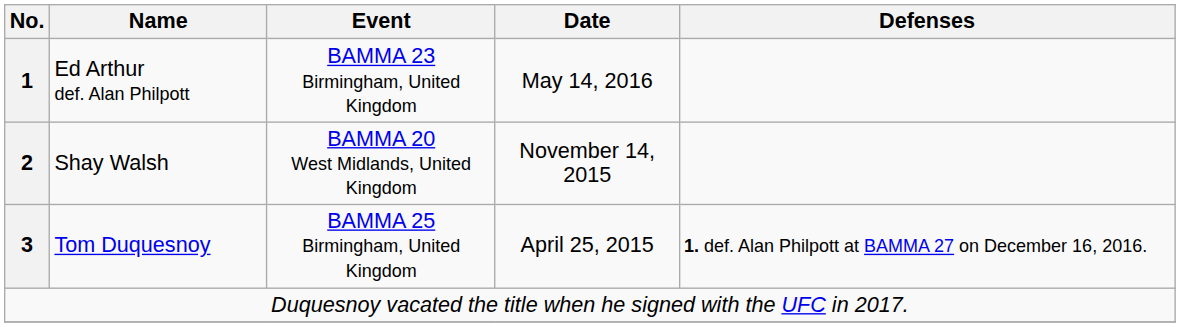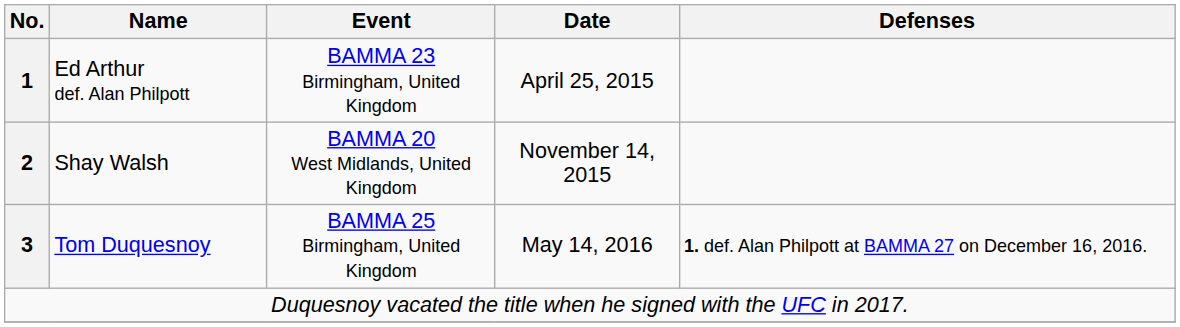(587, 80) May 14, 2016 -> (587, 80) April 25, 2015
(587, 245) April 25, 2015 -> (587, 245) May 14, 2016
